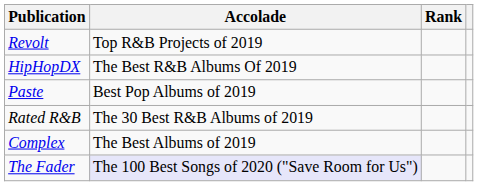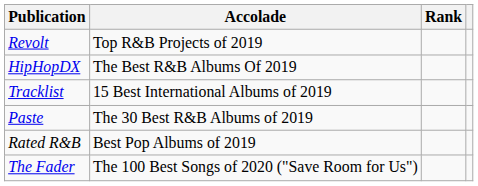+ row: (36, 92)
(174, 92) Best Pop Albums of 2019 -> (203, 117) The 30 Best R&B Albums of 2019
(203, 117) The 30 Best R&B Albums of 2019 -> (174, 142) Best Pop Albums of 2019
- row: (36, 142)
(255, 167) lavender background -> (255, 167) no background
